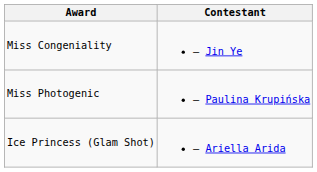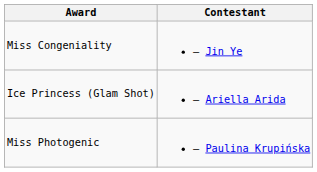rows swapped: (53, 94) <-> (81, 143)
